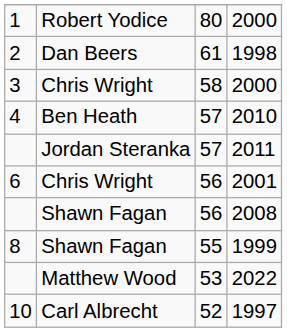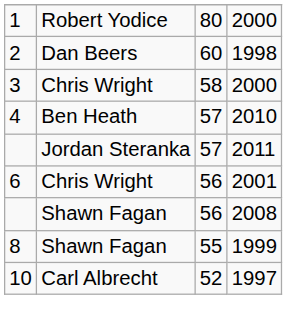(211, 52) 61 -> (211, 52) 60
- row: (21, 279)
